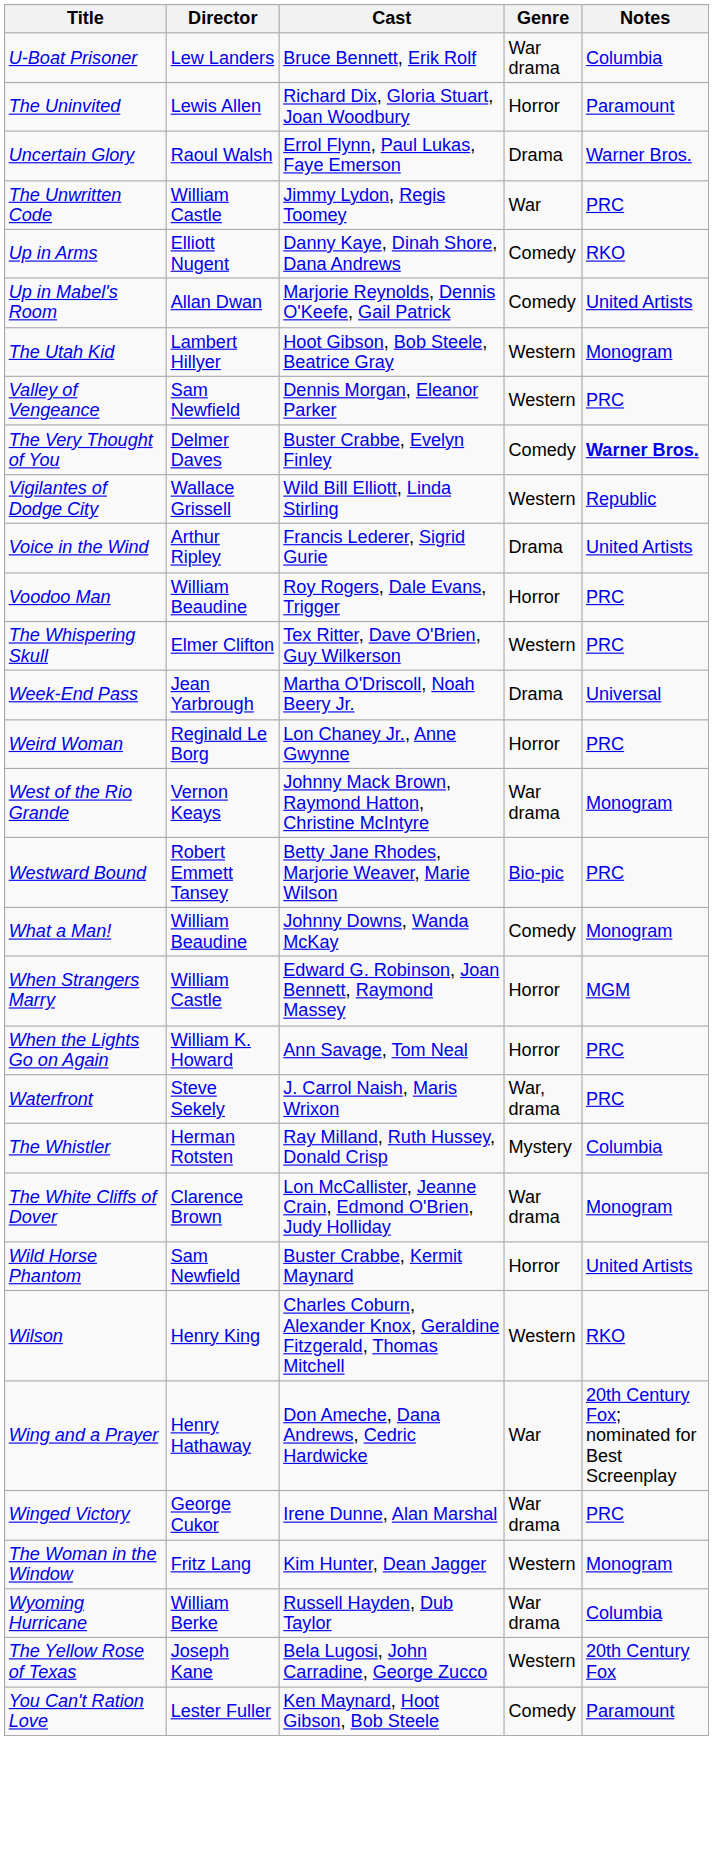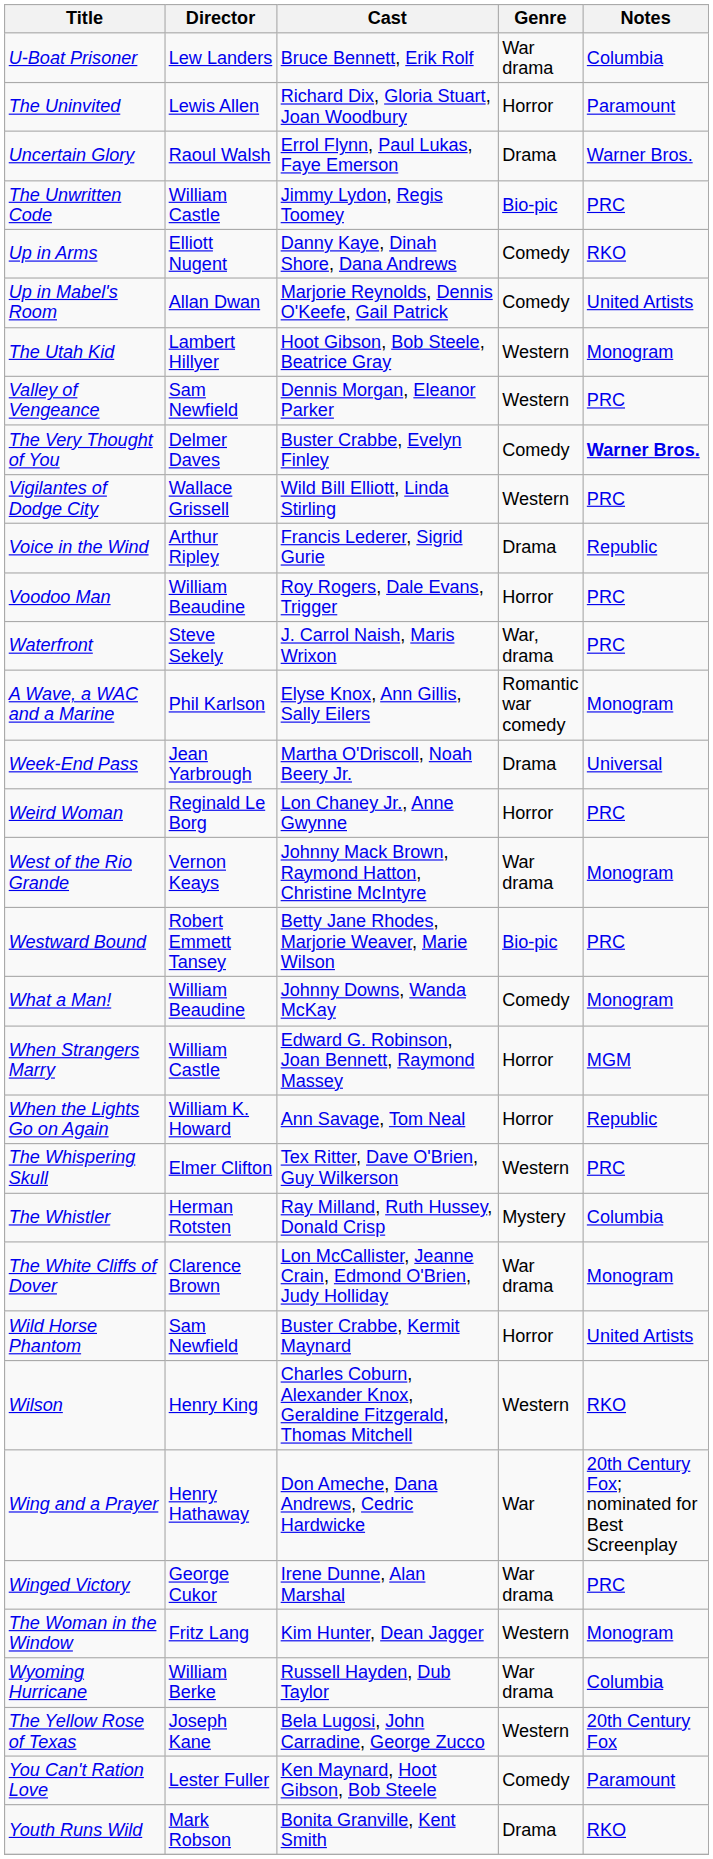(525, 204) War -> (530, 204) Bio-pic
(621, 498) Republic -> (606, 498) PRC
(639, 547) United Artists -> (622, 547) Republic
rows swapped: (51, 1098) <-> (72, 645)
+ row: (73, 705)
(605, 1049) PRC -> (622, 1119) Republic
+ row: (75, 1829)
